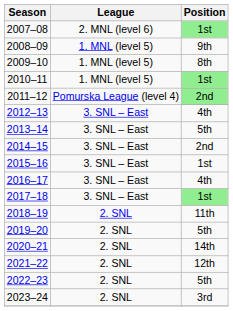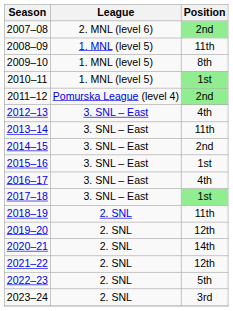(205, 29) 1st -> (205, 29) 2nd
(205, 46) 9th -> (205, 46) 11th
(205, 130) 5th -> (205, 130) 11th
(205, 230) 5th -> (205, 230) 12th
